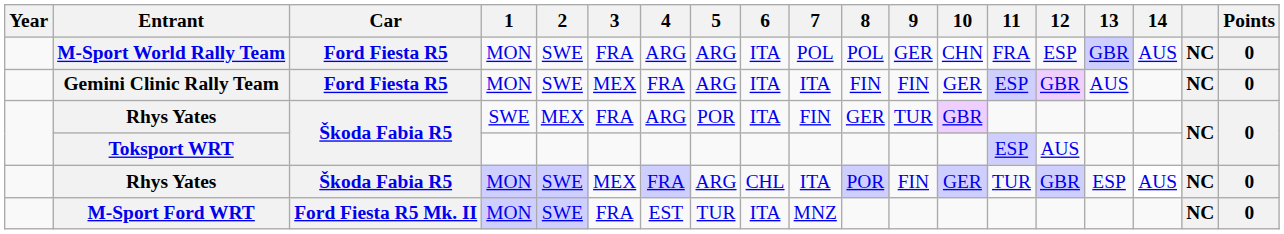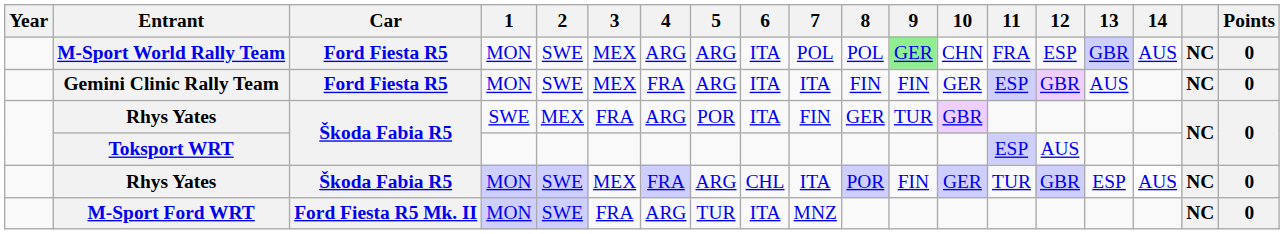(615, 52) FRA -> (615, 52) MEX
(913, 52) no background -> (913, 52) lightgreen background
(666, 213) EST -> (666, 213) ARG
